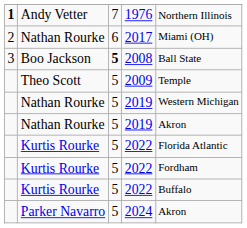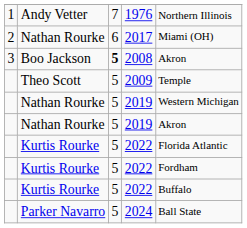(11, 15) bold -> (11, 15) normal
(180, 59) Ball State -> (172, 59) Akron
(172, 211) Akron -> (180, 211) Ball State
